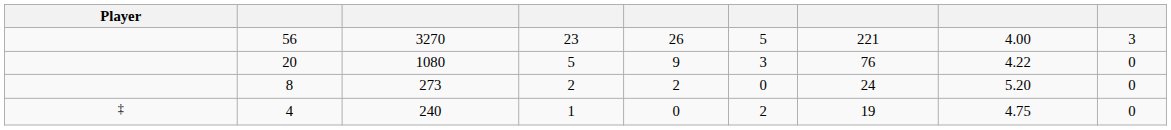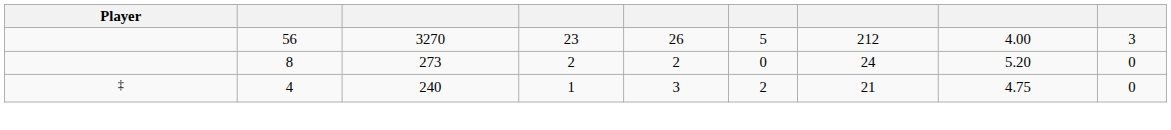(868, 39) 221 -> (868, 39) 212
- row: (289, 62)
(676, 111) 0 -> (676, 88) 3
(868, 111) 19 -> (868, 88) 21
